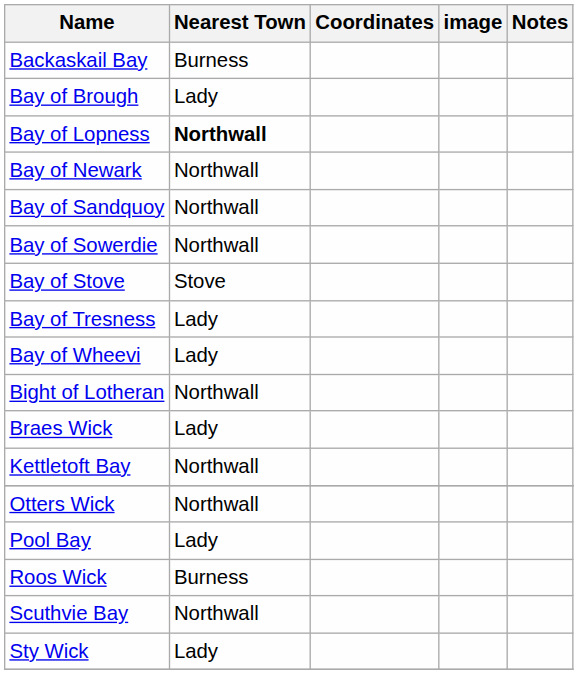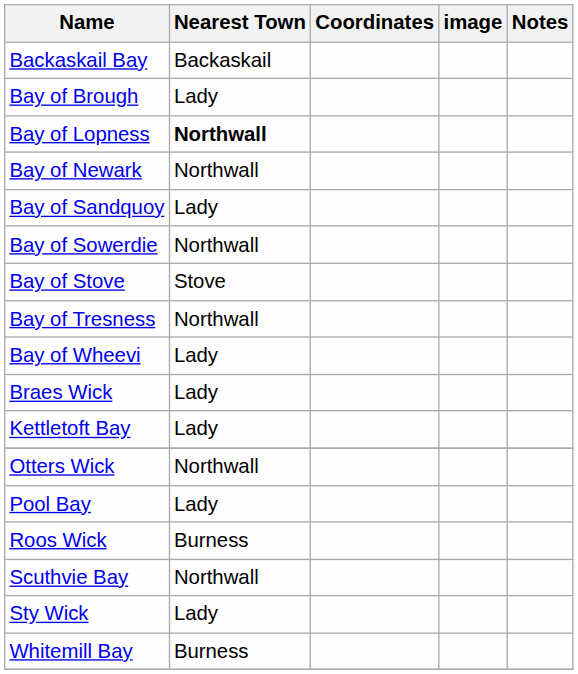(211, 59) Burness -> (223, 59) Backaskail
(216, 207) Northwall -> (196, 207) Lady
(196, 318) Lady -> (216, 318) Northwall
- row: (87, 392)
(216, 466) Northwall -> (196, 429) Lady
+ row: (71, 651)
